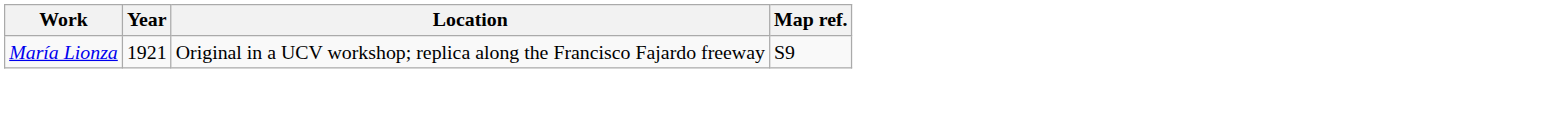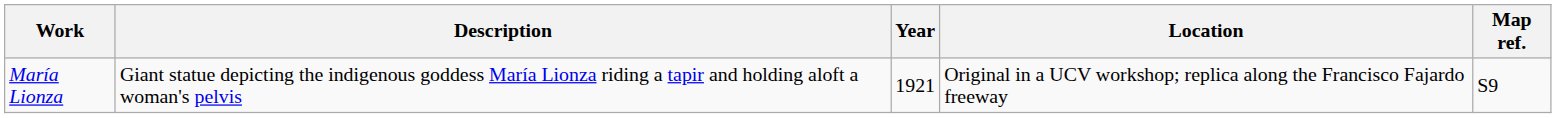+ column: (503, 31)
